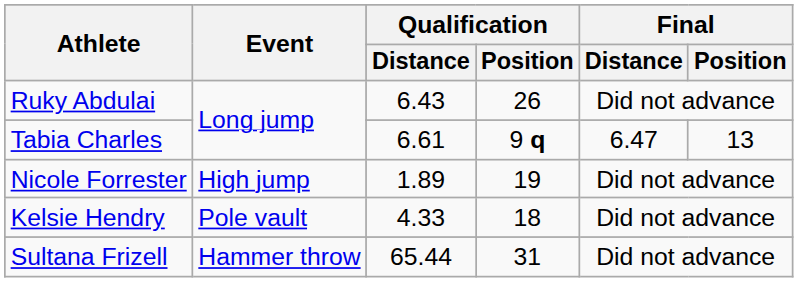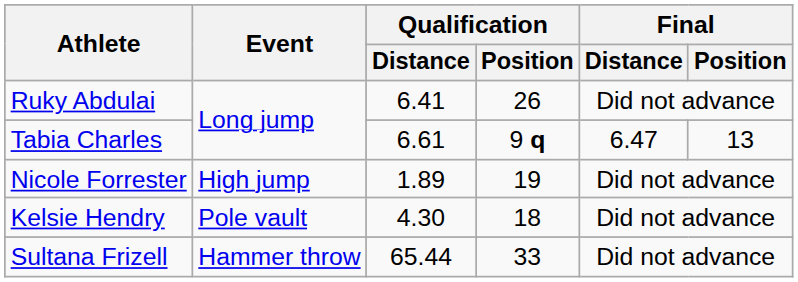(421, 101) 6.43 -> (421, 101) 6.41
(421, 218) 4.33 -> (421, 218) 4.30
(527, 257) 31 -> (527, 257) 33
